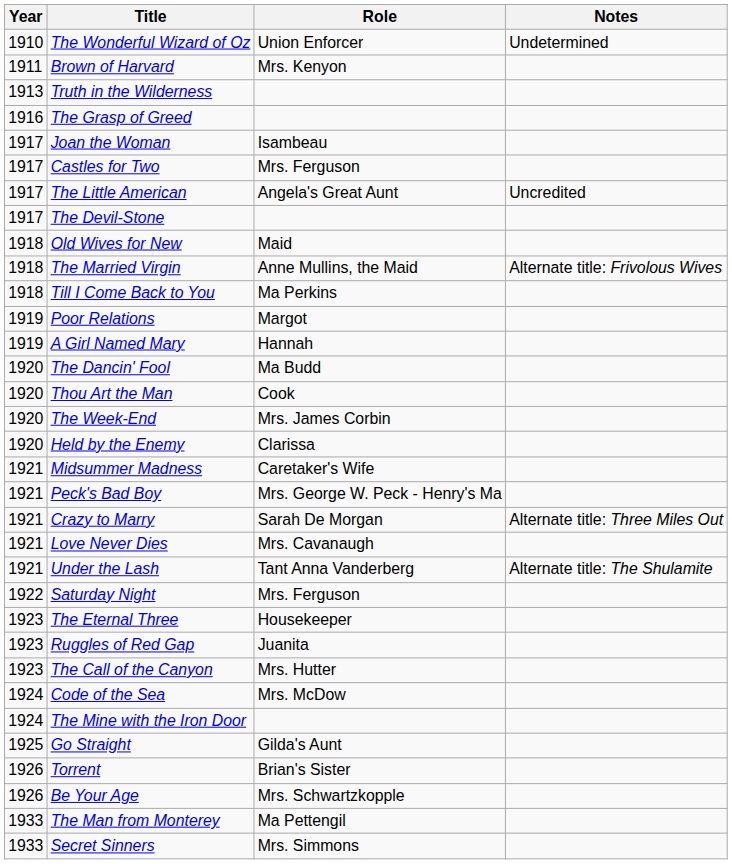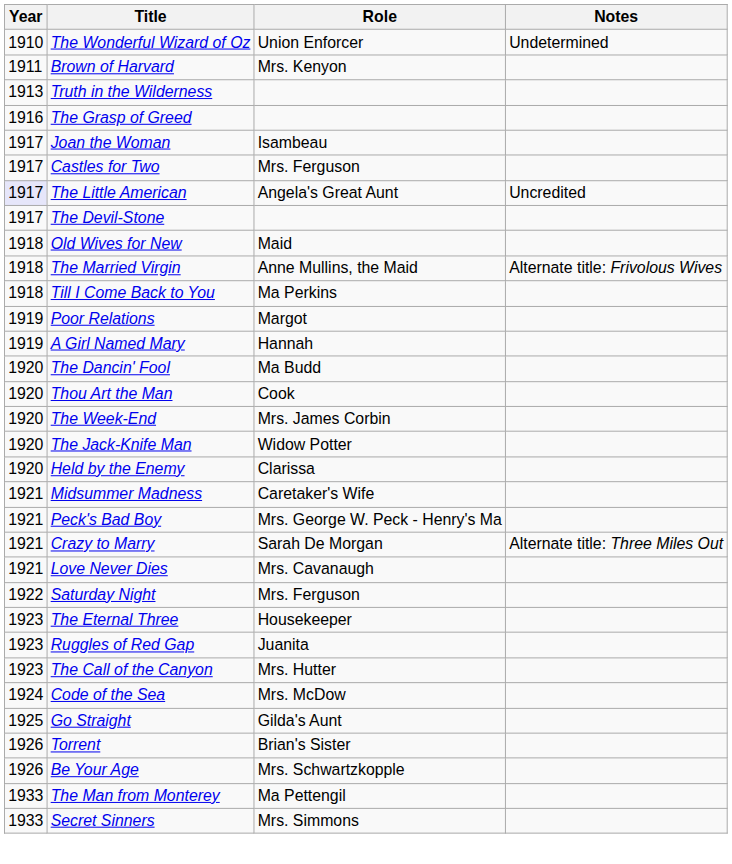(26, 192) no background -> (26, 192) lavender background
+ row: (121, 444)
- row: (105, 569)
- row: (148, 720)
